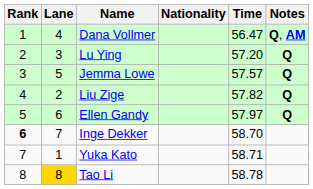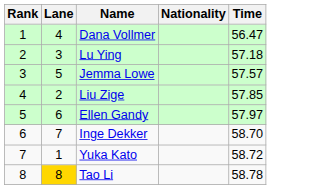- column: (287, 14)
(247, 54) 57.20 -> (247, 54) 57.18
(247, 94) 57.82 -> (247, 94) 57.85
(23, 134) bold -> (23, 134) normal
(247, 154) 58.71 -> (247, 154) 58.72
